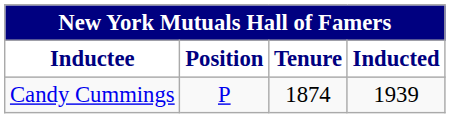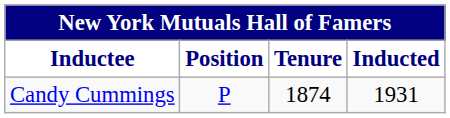(396, 94) 1939 -> (396, 94) 1931
